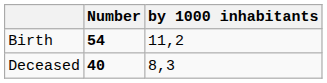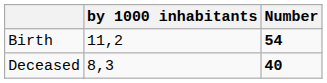columns swapped: (114, 17) <-> (233, 17)
